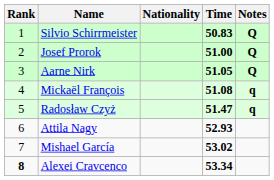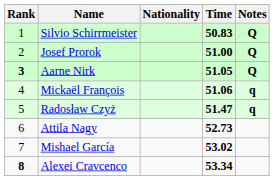(21, 71) normal -> (21, 71) bold
(219, 90) 51.08 -> (219, 90) 51.06
(219, 128) 52.93 -> (219, 128) 52.73
